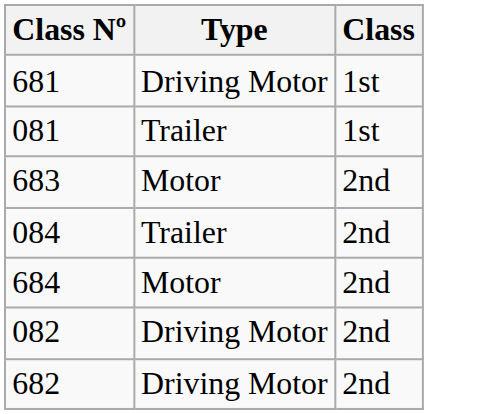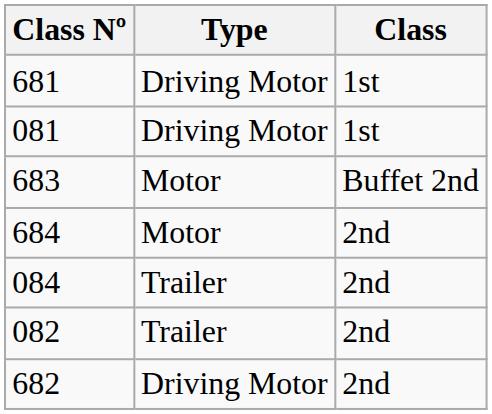(184, 130) Trailer -> (234, 130) Driving Motor
(366, 181) 2nd -> (411, 181) Buffet 2nd
rows swapped: (36, 231) <-> (36, 282)
(234, 332) Driving Motor -> (184, 332) Trailer
